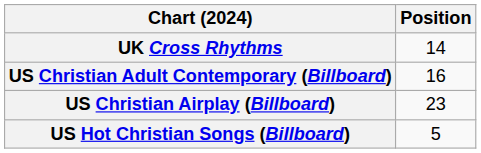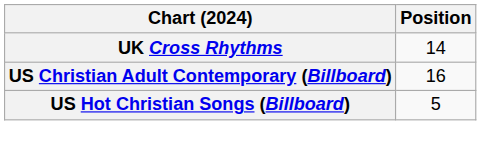- row: (200, 104)
